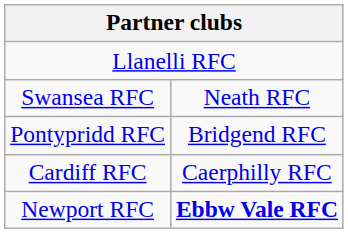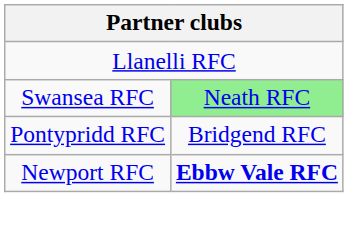(257, 97) no background -> (257, 97) lightgreen background
- row: (88, 172)
